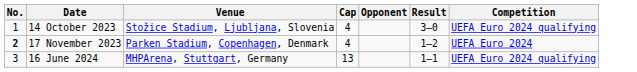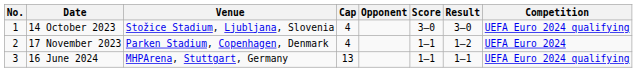+ column: (426, 12)
(15, 44) bold -> (15, 44) normal
